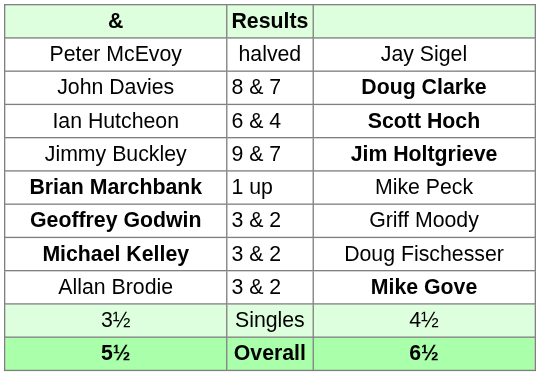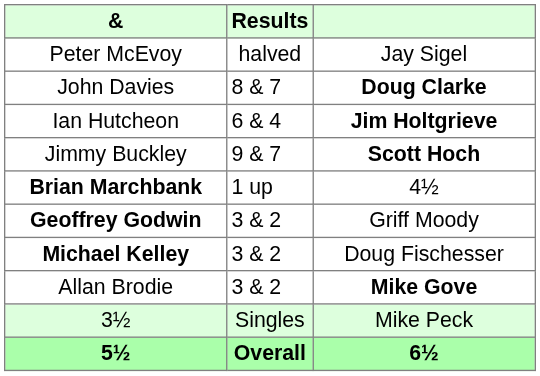(424, 120) Scott Hoch -> (424, 120) Jim Holtgrieve
(424, 154) Jim Holtgrieve -> (424, 154) Scott Hoch
(424, 187) Mike Peck -> (424, 187) 4½
(424, 320) 4½ -> (424, 320) Mike Peck
